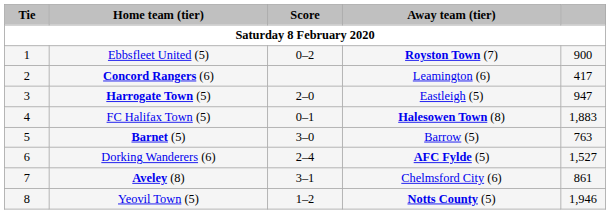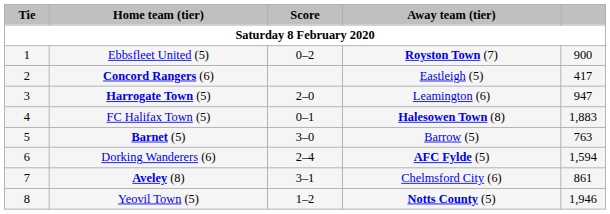(452, 76) Leamington (6) -> (452, 76) Eastleigh (5)
(452, 96) Eastleigh (5) -> (452, 96) Leamington (6)
(583, 158) 1,527 -> (583, 158) 1,594
